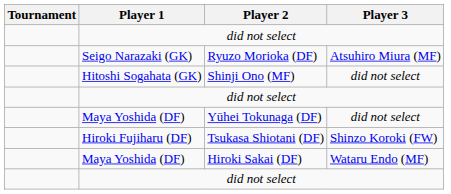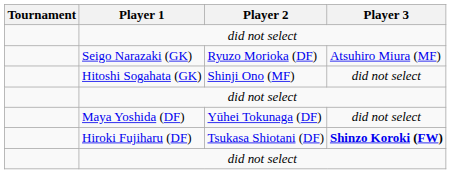(384, 138) normal -> (386, 138) bold
- row: (133, 158)
